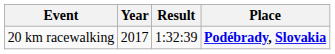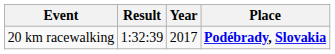columns swapped: (176, 15) <-> (135, 15)
